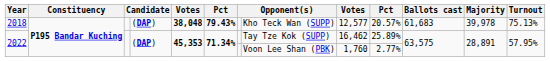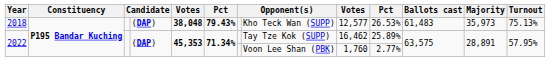(386, 24) 20.57% -> (386, 24) 26.53%
(419, 24) 61,683 -> (419, 24) 61,483
(481, 24) 39,978 -> (481, 24) 35,973
